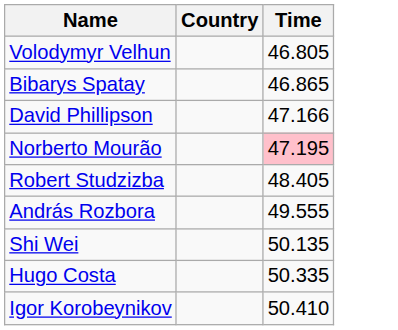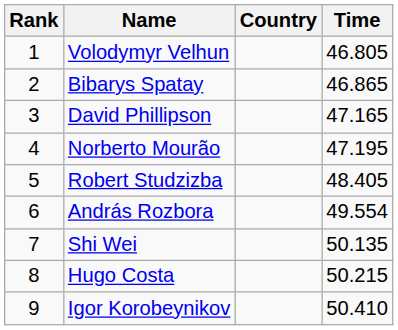+ column: (34, 20)
(298, 116) 47.166 -> (357, 116) 47.165
(298, 148) pink background -> (357, 148) no background
(298, 212) 49.555 -> (357, 212) 49.554
(298, 276) 50.335 -> (357, 276) 50.215
